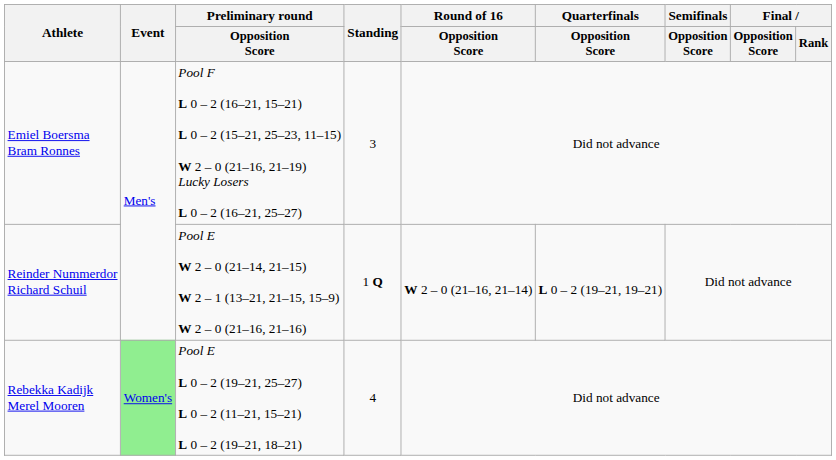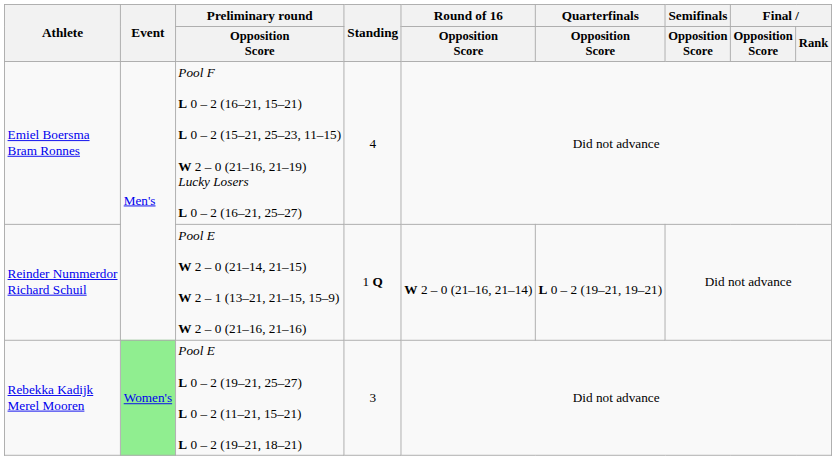(373, 143) 3 -> (373, 143) 4
(373, 398) 4 -> (373, 398) 3
